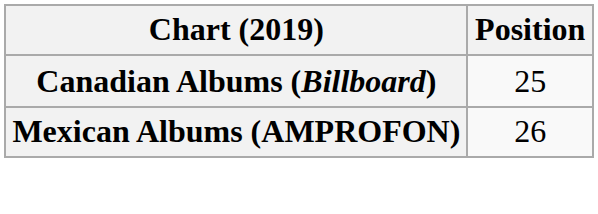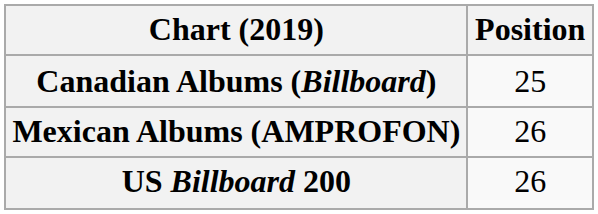+ row: (236, 182)
